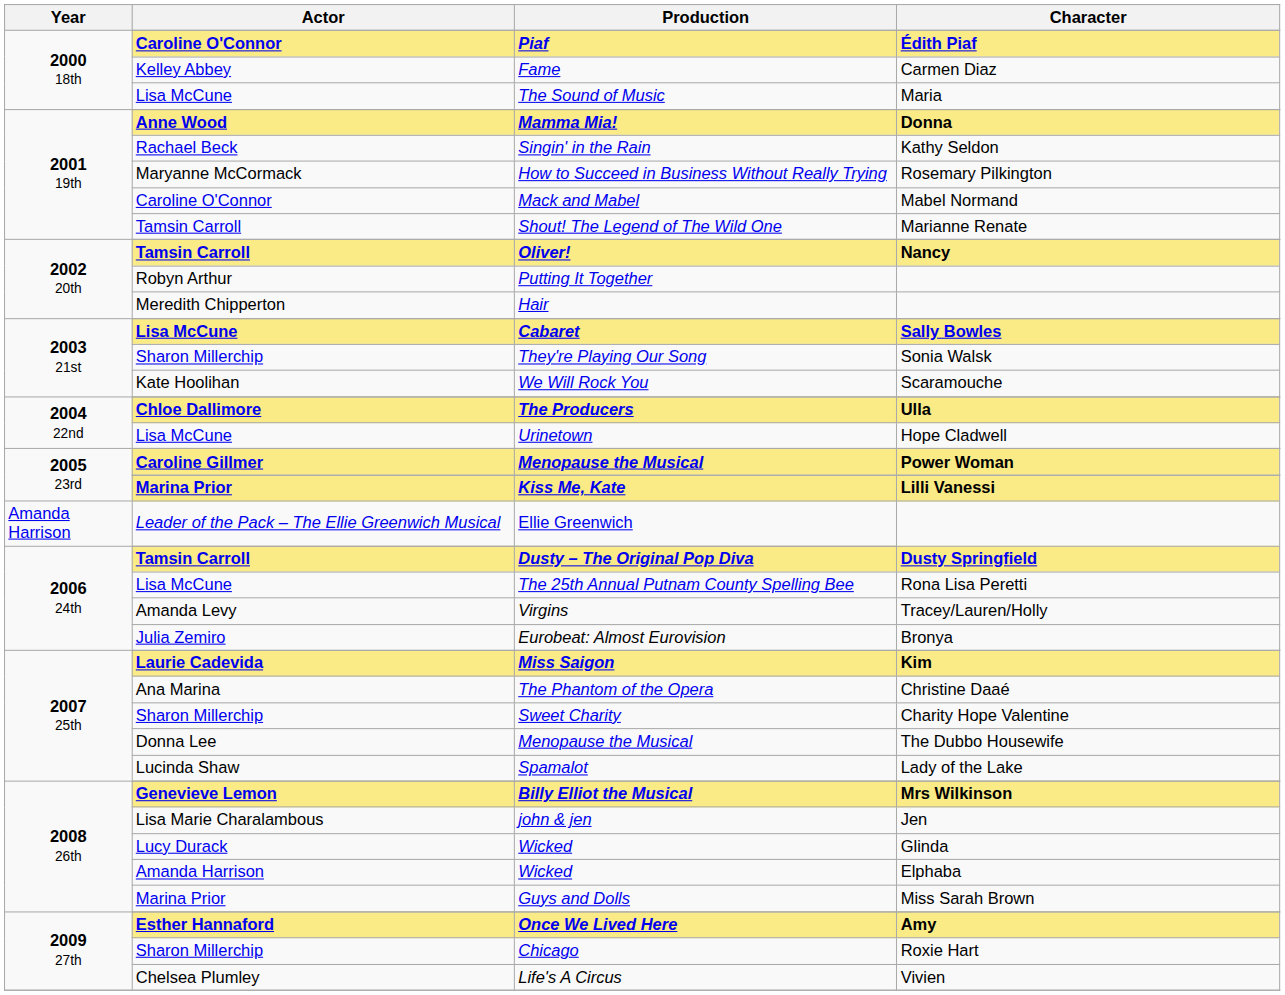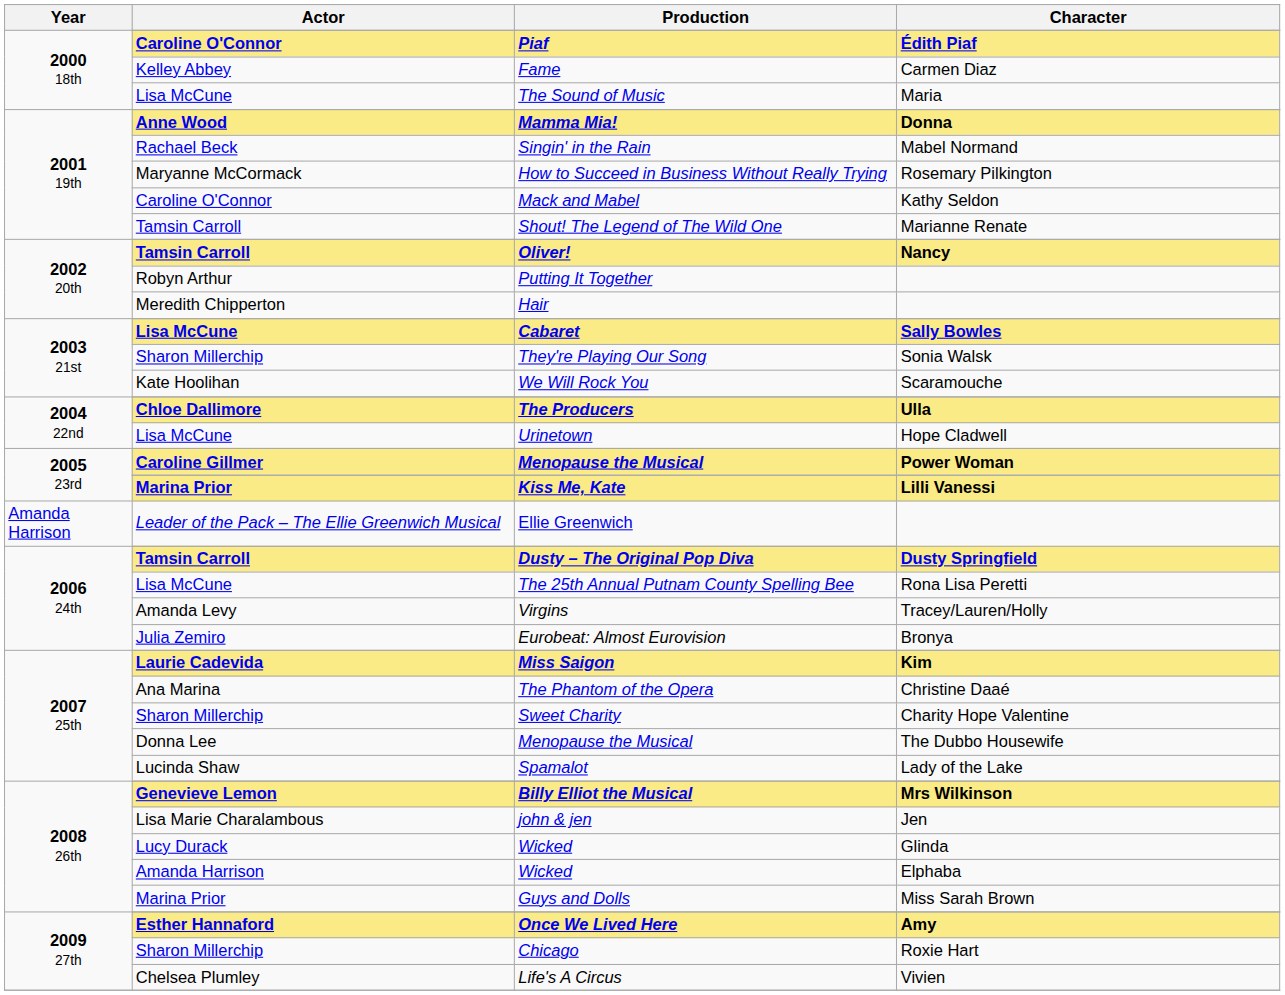(950, 148) Kathy Seldon -> (959, 148) Mabel Normand
(959, 200) Mabel Normand -> (950, 200) Kathy Seldon
